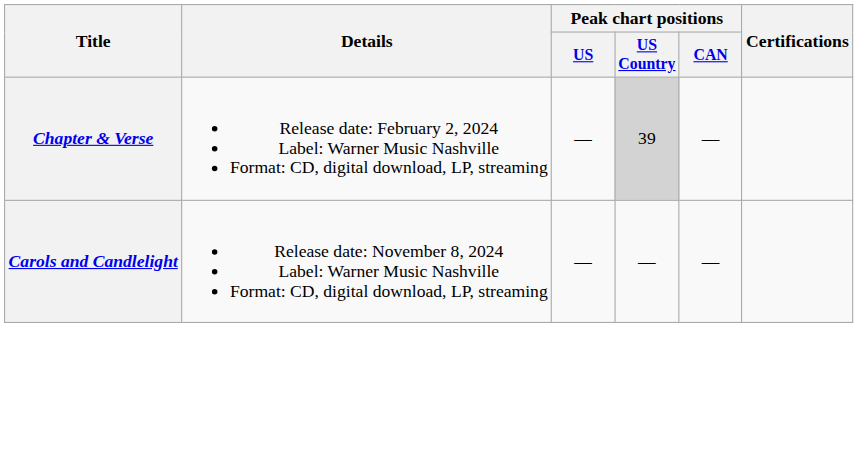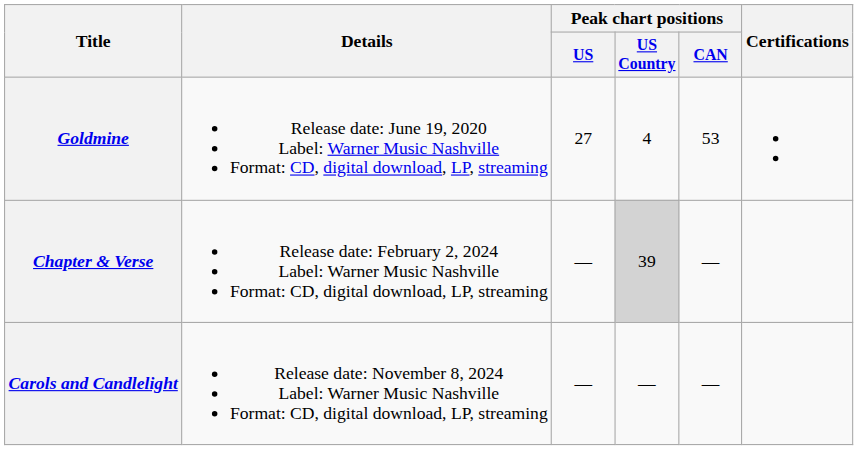+ row: (93, 138)
